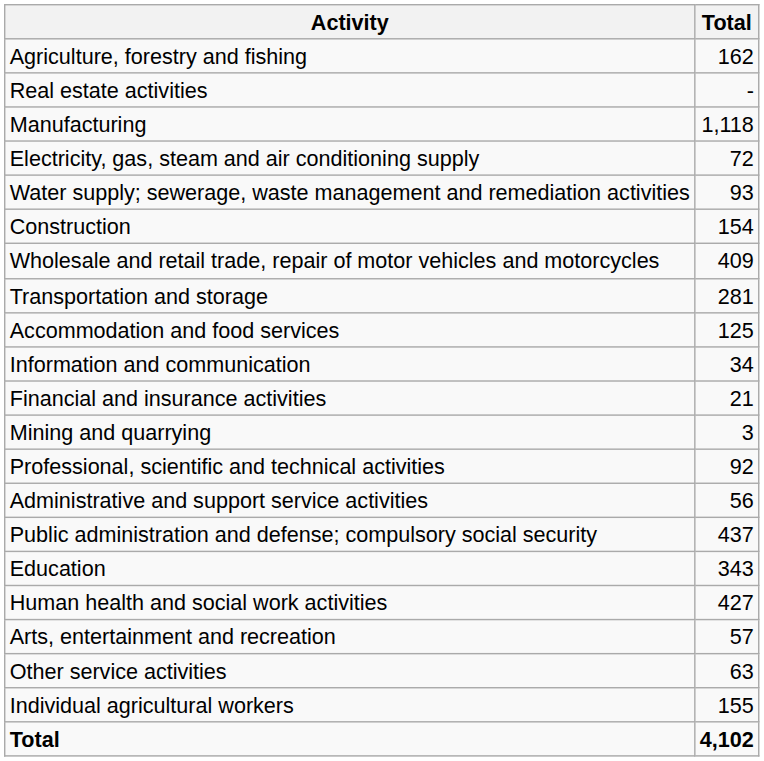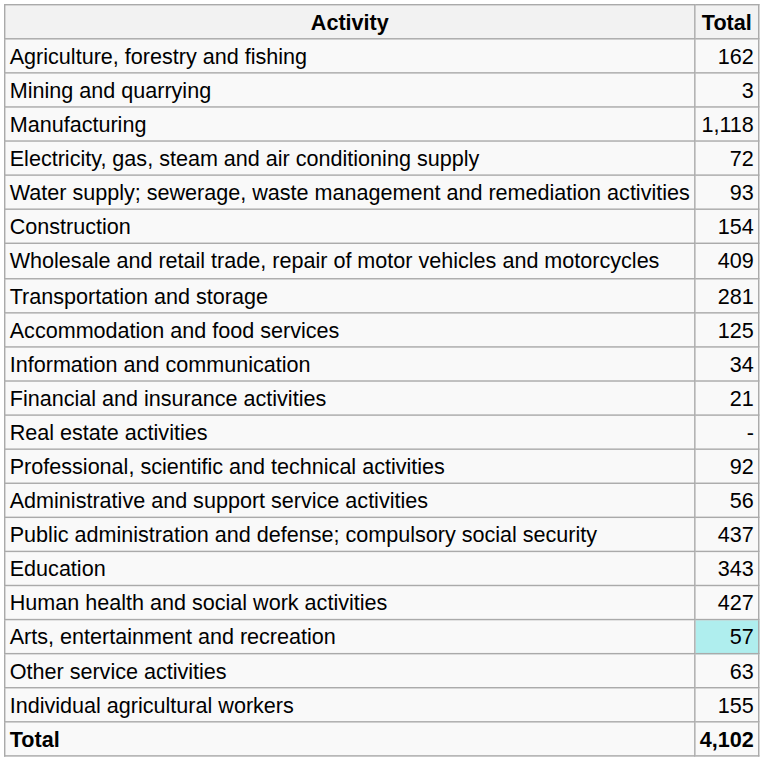rows swapped: (110, 432) <-> (109, 90)
(742, 637) no background -> (742, 637) paleturquoise background
